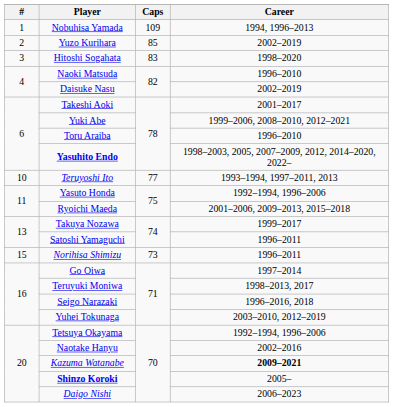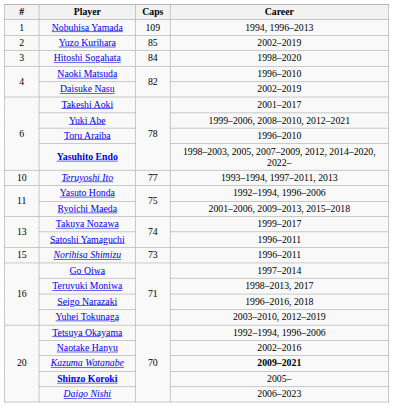(153, 58) 83 -> (153, 58) 84
